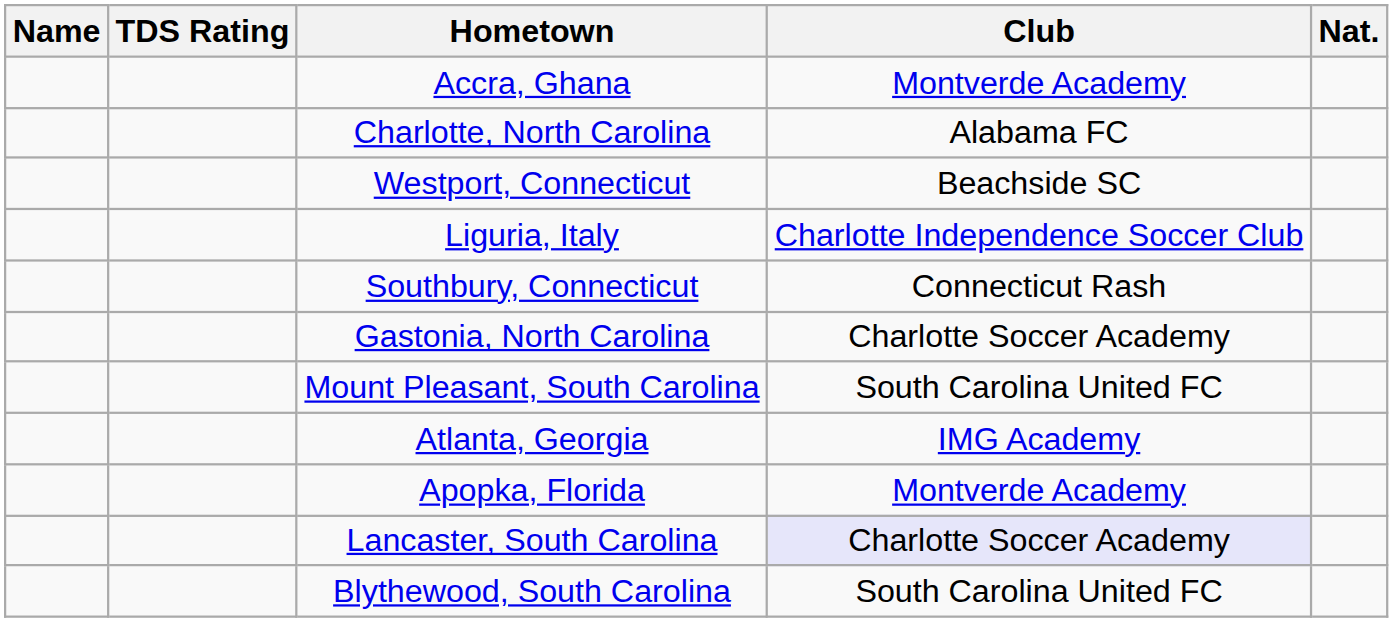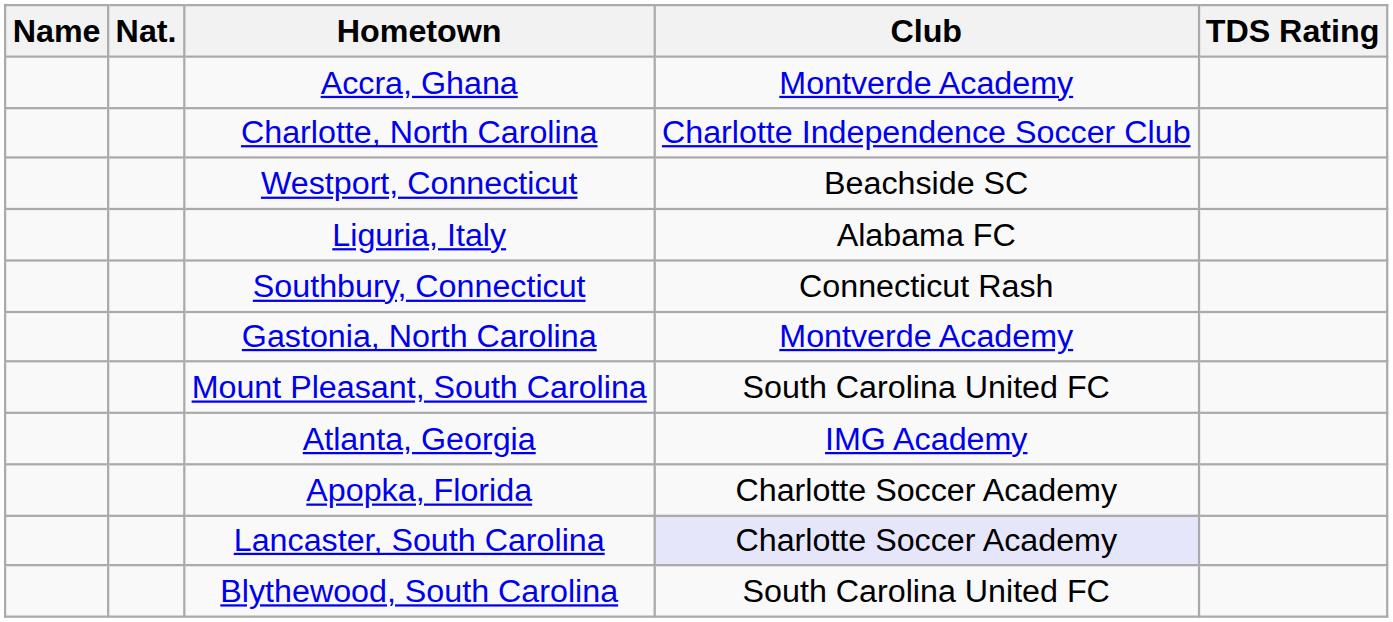columns swapped: (1349, 31) <-> (202, 31)
(1039, 133) Alabama FC -> (926, 133) Charlotte Independence Soccer Club
(1039, 235) Charlotte Independence Soccer Club -> (926, 235) Alabama FC
(1039, 337) Charlotte Soccer Academy -> (926, 337) Montverde Academy
(1039, 490) Montverde Academy -> (926, 490) Charlotte Soccer Academy
